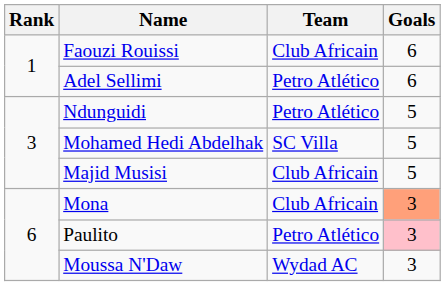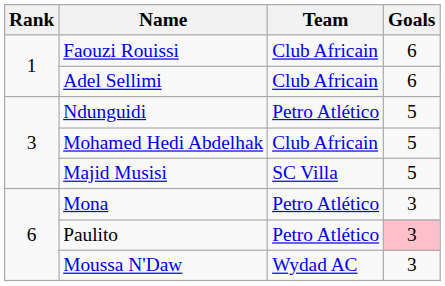(326, 81) Petro Atlético -> (325, 81) Club Africain
(305, 142) SC Villa -> (325, 142) Club Africain
(325, 173) Club Africain -> (305, 173) SC Villa
(325, 204) Club Africain -> (326, 204) Petro Atlético
(412, 204) lightsalmon background -> (412, 204) no background
